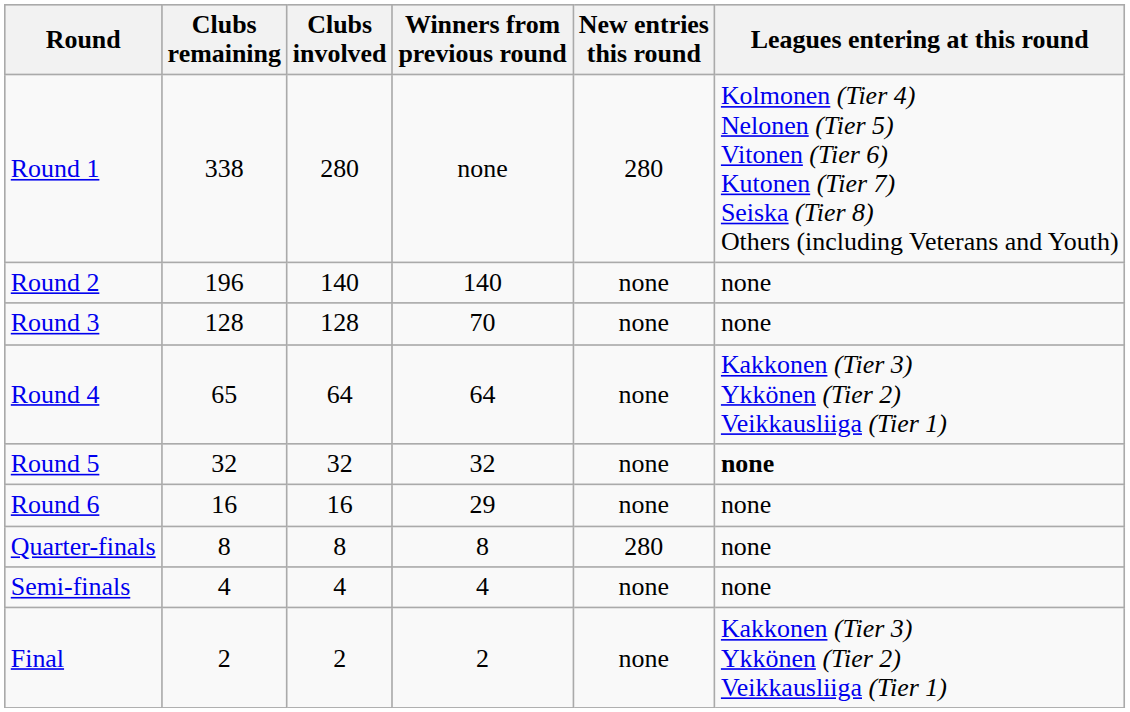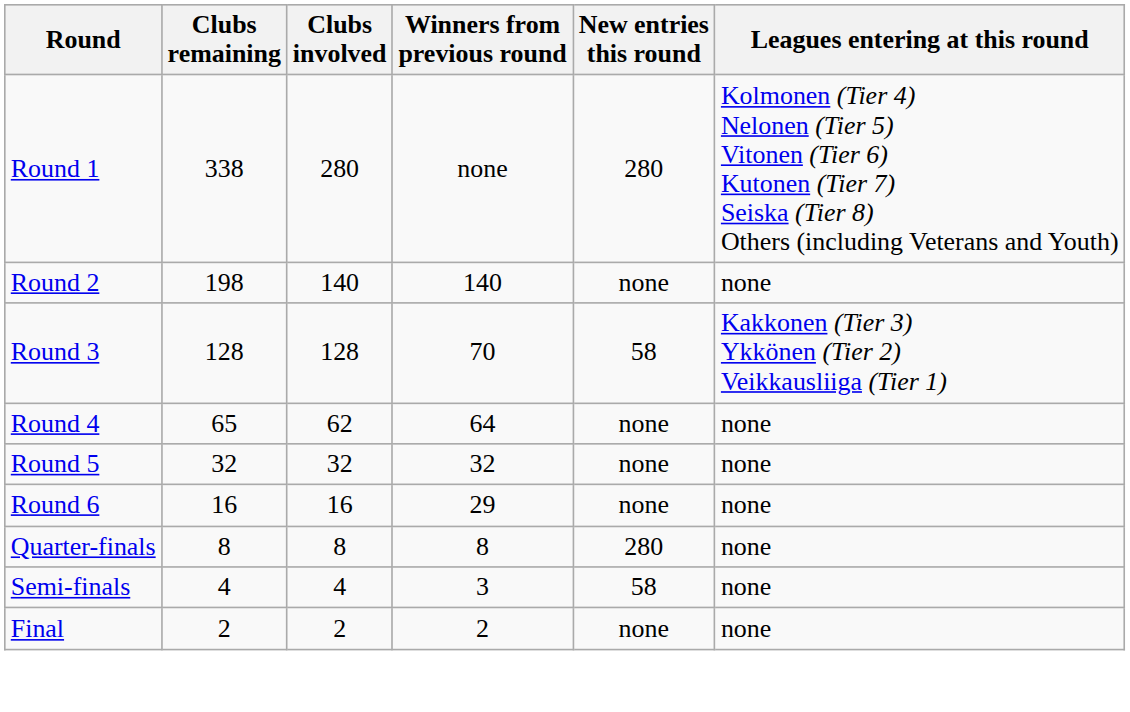(224, 282) 196 -> (224, 282) 198
(644, 323) none -> (644, 352) 58
(746, 323) none -> (834, 352) Kakkonen (Tier 3) Ykkönen (Tier 2) Veikkausliiga (Tier 1)
(340, 393) 64 -> (340, 422) 62
(834, 393) Kakkonen (Tier 3) Ykkönen (Tier 2) Veikkausliiga (Tier 1) -> (746, 422) none
(748, 463) bold -> (746, 463) normal
(483, 587) 4 -> (483, 587) 3
(644, 587) none -> (644, 587) 58
(834, 657) Kakkonen (Tier 3) Ykkönen (Tier 2) Veikkausliiga (Tier 1) -> (746, 628) none
